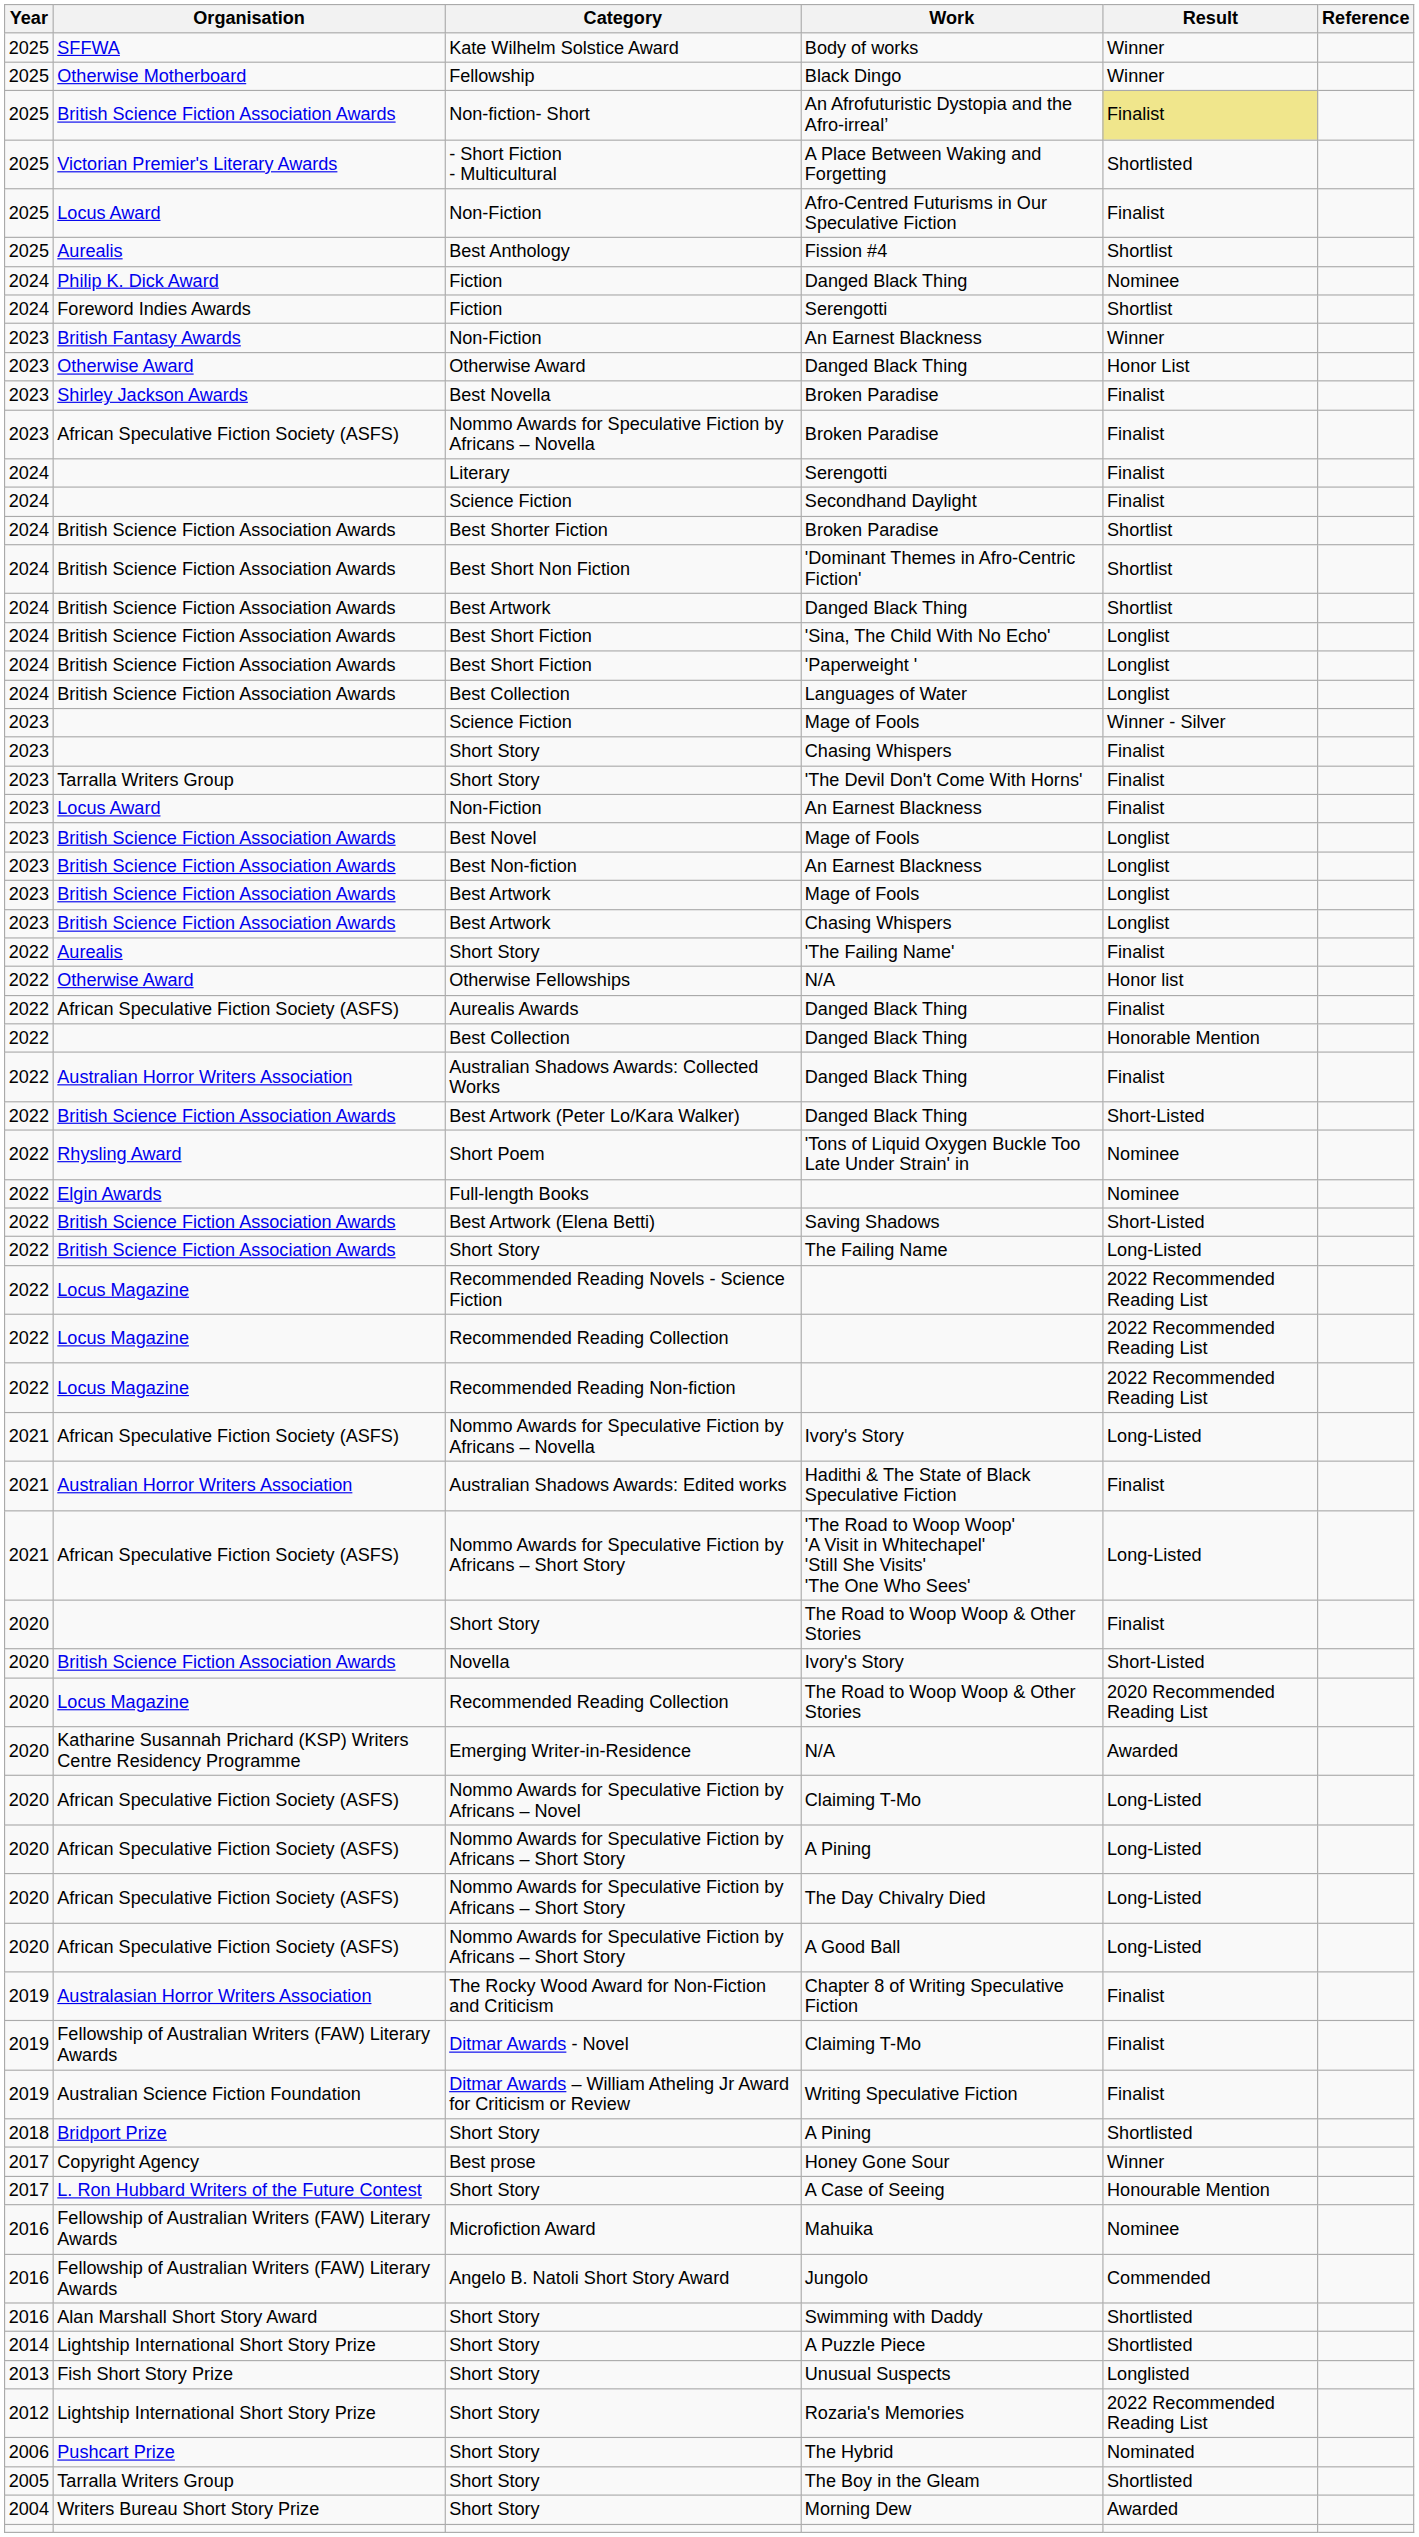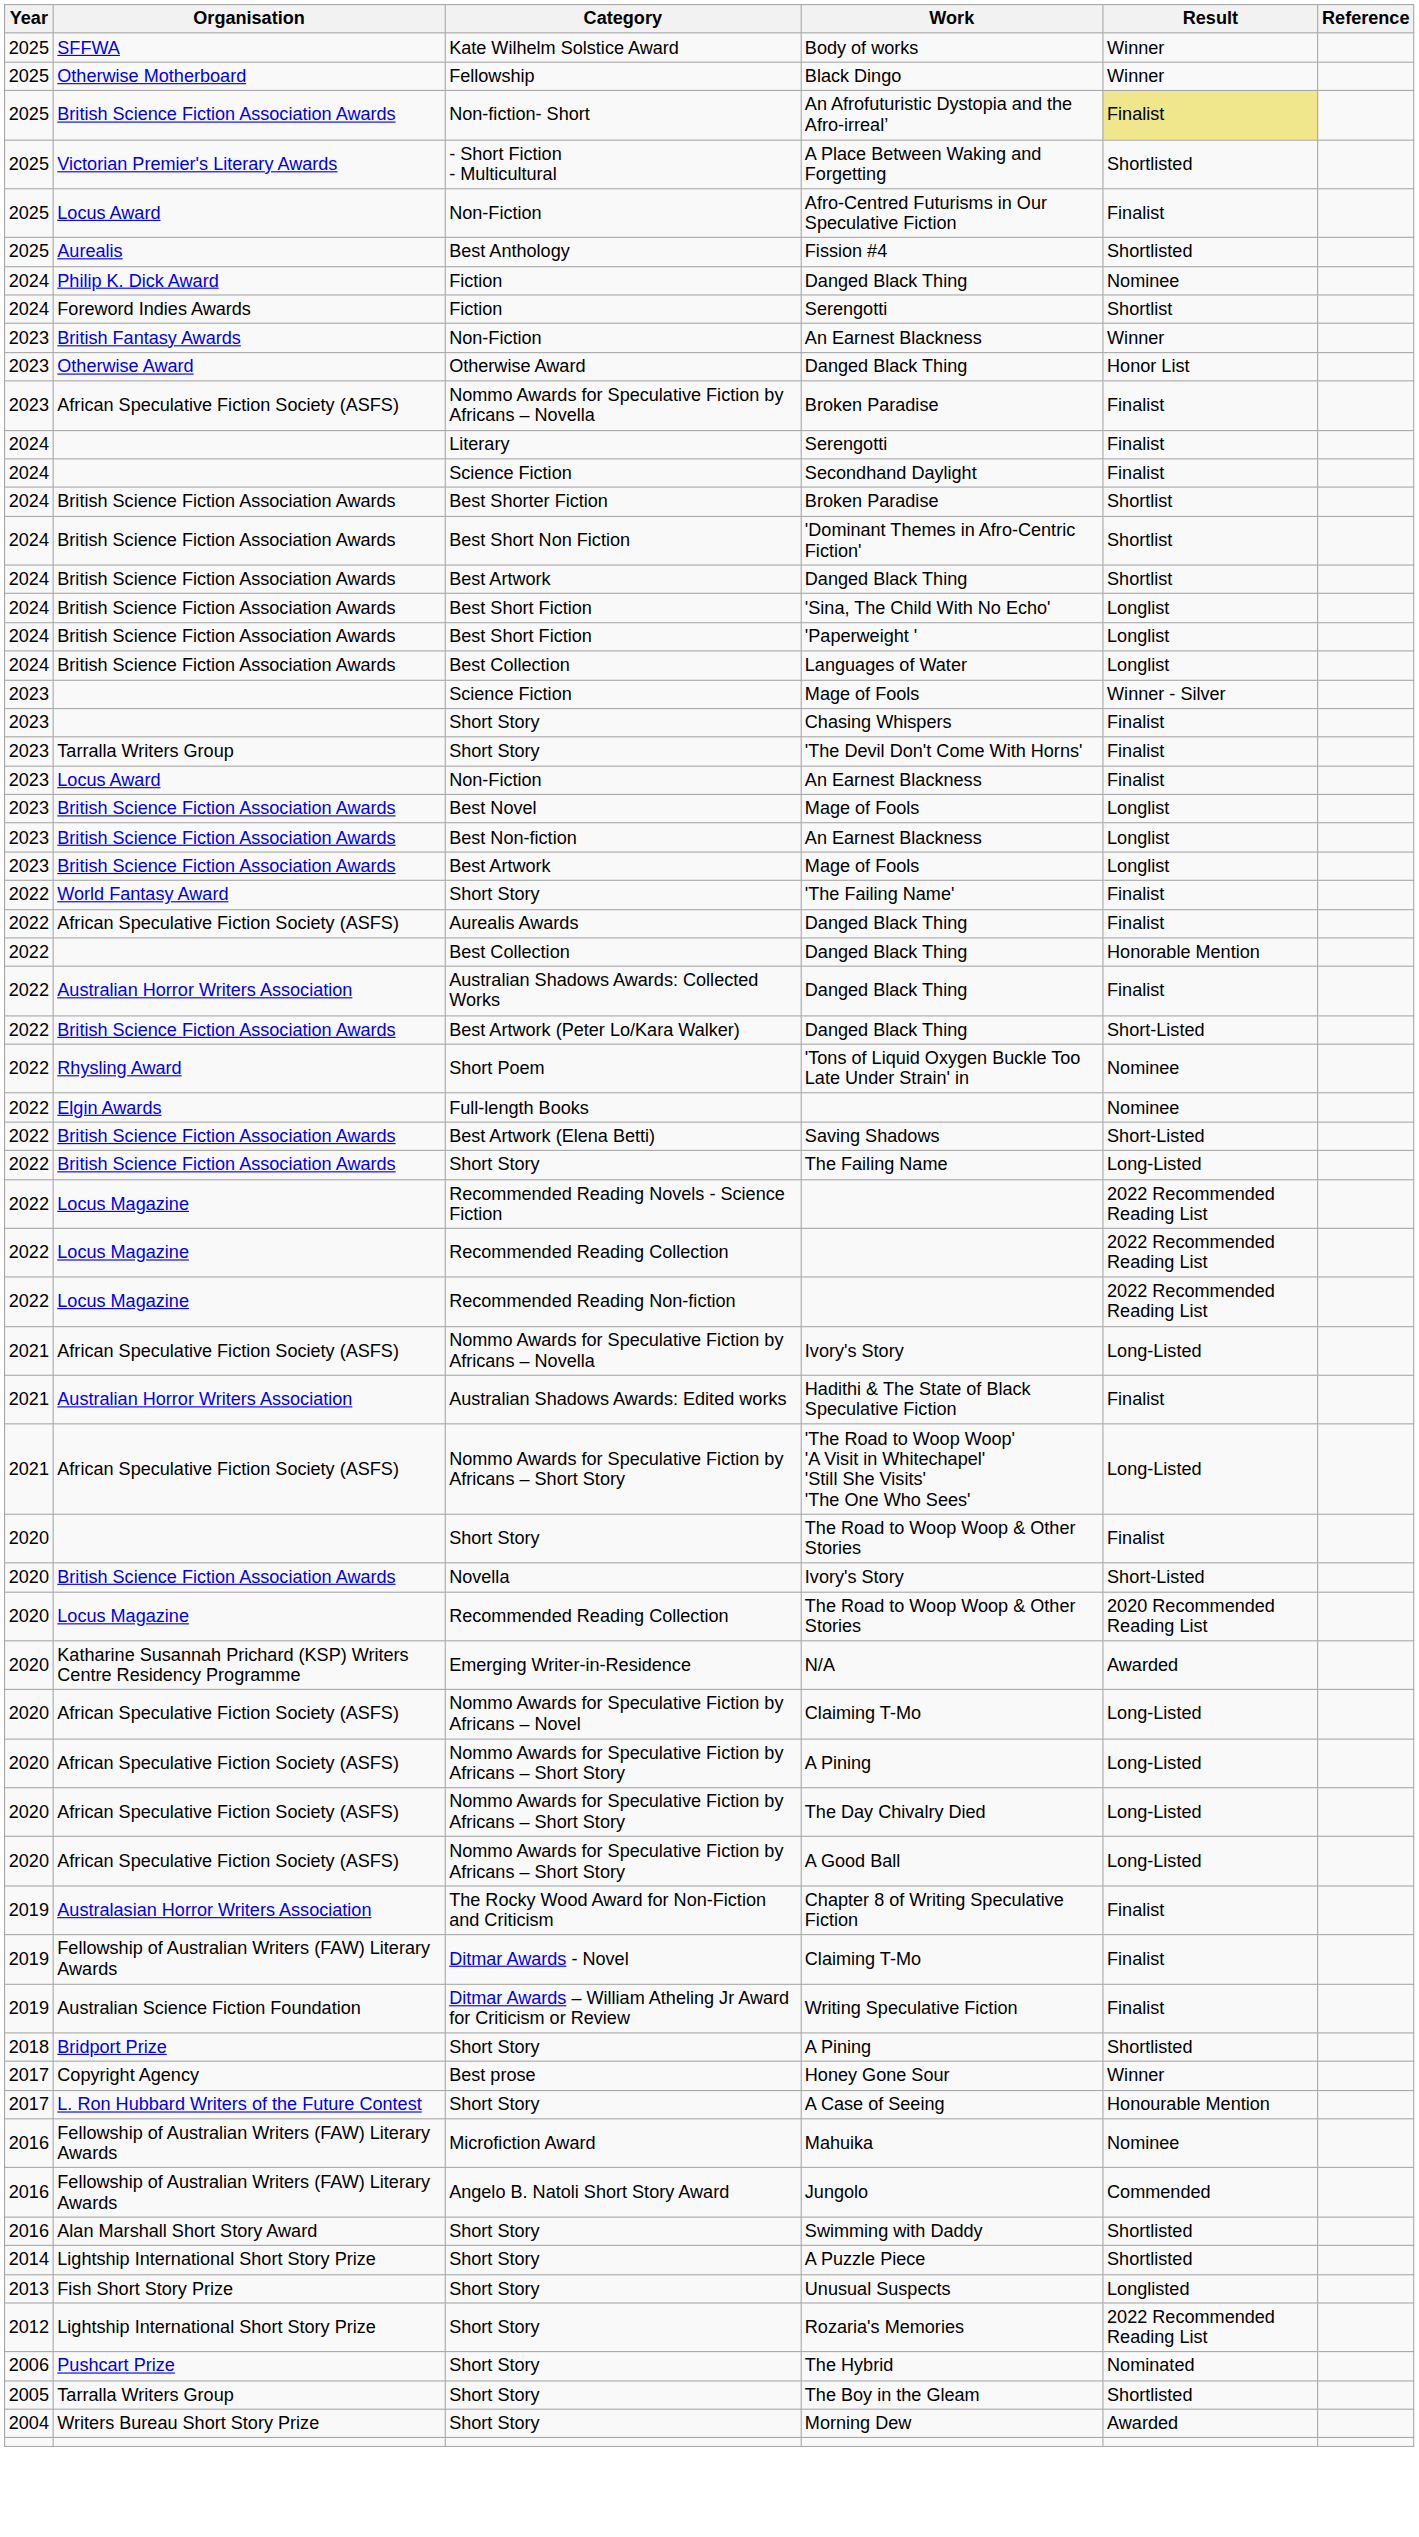(1140, 251) Shortlist -> (1150, 251) Shortlisted
- row: (500, 395)
- row: (500, 923)
(90, 952) Aurealis -> (143, 894) World Fantasy Award
- row: (540, 980)
